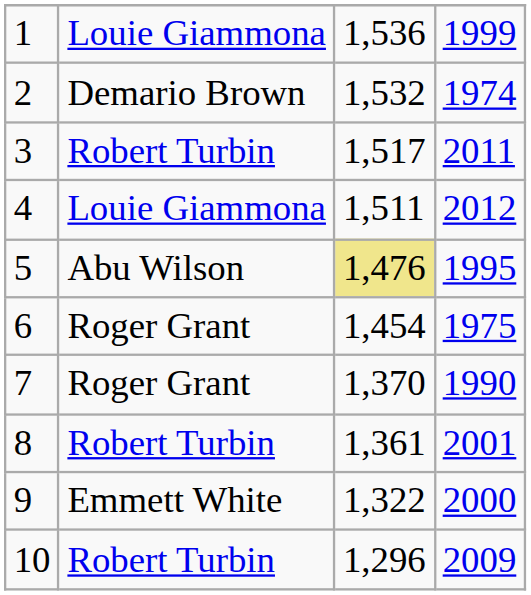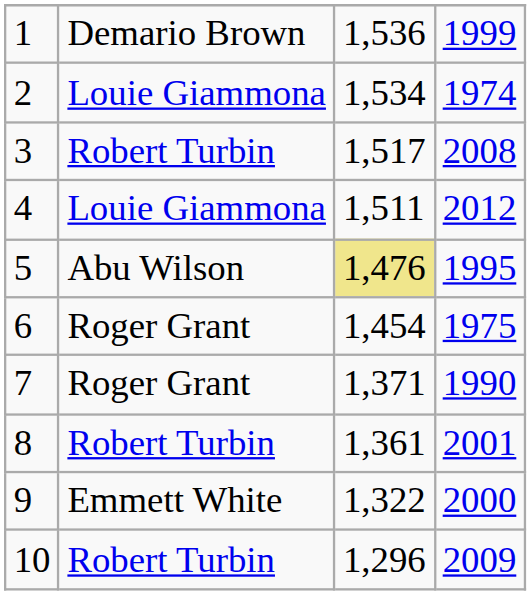(197, 33) Louie Giammona -> (186, 33) Demario Brown
(186, 92) Demario Brown -> (197, 92) Louie Giammona
(384, 92) 1,532 -> (384, 92) 1,534
(479, 150) 2011 -> (479, 150) 2008
(384, 383) 1,370 -> (384, 383) 1,371
